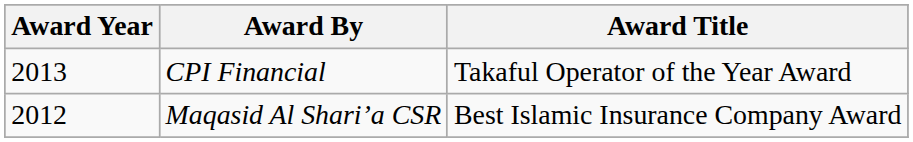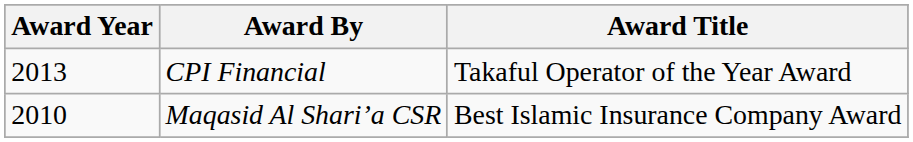(39, 114) 2012 -> (39, 114) 2010
